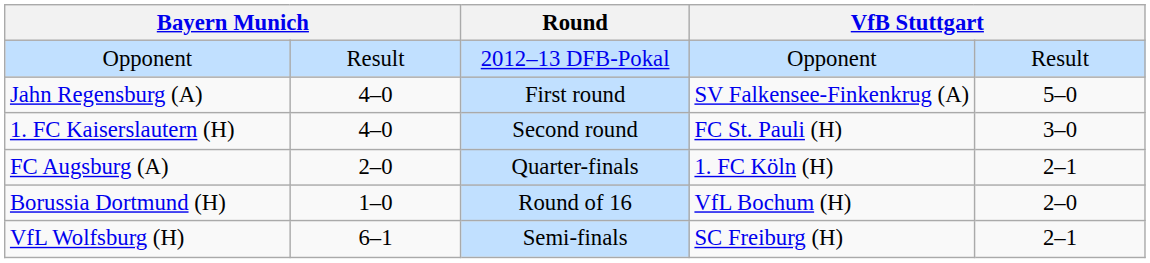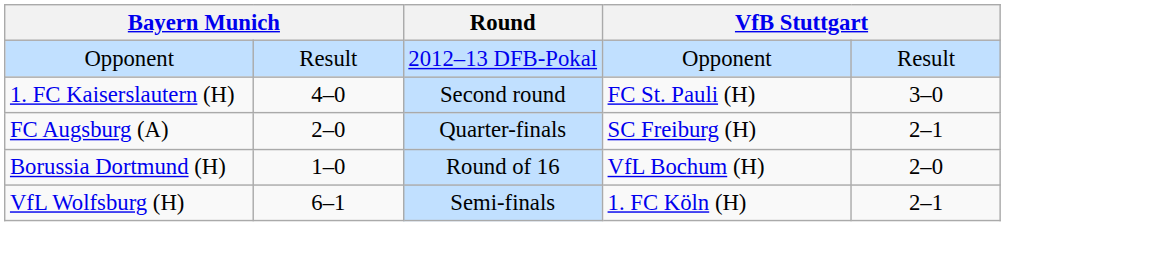- row: (106, 94)
(764, 166) 1. FC Köln (H) -> (682, 130) SC Freiburg (H)
(769, 238) SC Freiburg (H) -> (677, 202) 1. FC Köln (H)
